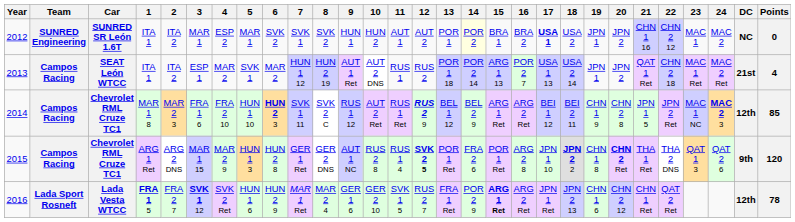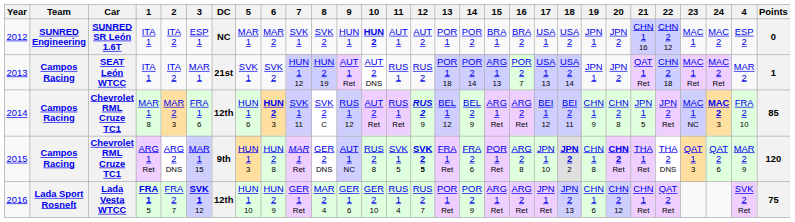columns swapped: (225, 11) <-> (746, 11)
(199, 36) MAR 1 -> (199, 36) ESP 1
(275, 36) SVK 2 -> (274, 36) MAR 2
(376, 36) normal -> (374, 36) bold
(474, 36) lightyellow background -> (472, 36) no background
(548, 36) bold -> (546, 36) normal
(199, 72) ESP 1 -> (199, 72) MAR 1
(275, 72) MAR 2 -> (274, 72) SVK 2
(774, 72) 4 -> (773, 72) 1
(250, 112) HUN 1 10 -> (248, 112) HUN 1 6
(300, 158) GER 1 Ret -> (299, 158) MAR 1 Ret
(400, 158) RUS 1 4 -> (398, 158) SVK 1 5
(449, 158) POR 1 Ret -> (447, 158) FRA 1 Ret
(250, 199) HUN 1 6 -> (248, 199) HUN 1 10
(300, 199) MAR 1 Ret -> (299, 199) GER 1 Ret
(400, 199) SVK 1 5 -> (398, 199) RUS 1 4
(449, 199) FRA 1 Ret -> (447, 199) POR 1 Ret
(499, 199) bold -> (497, 199) normal
(774, 199) 78 -> (773, 199) 75
